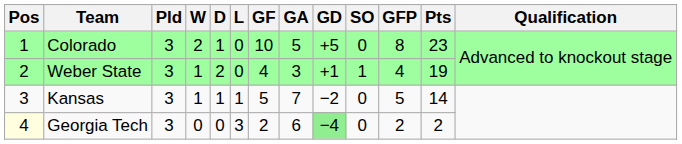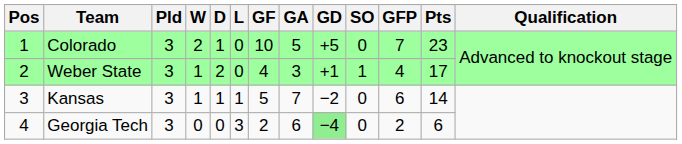(400, 44) 8 -> (400, 44) 7
(438, 71) 19 -> (438, 71) 17
(400, 98) 5 -> (400, 98) 6
(24, 125) lightyellow background -> (24, 125) no background
(438, 125) 2 -> (438, 125) 6
